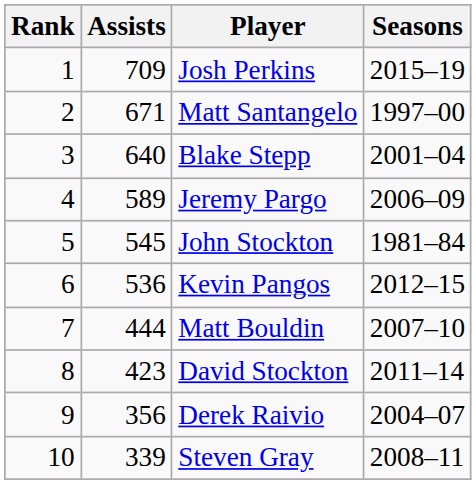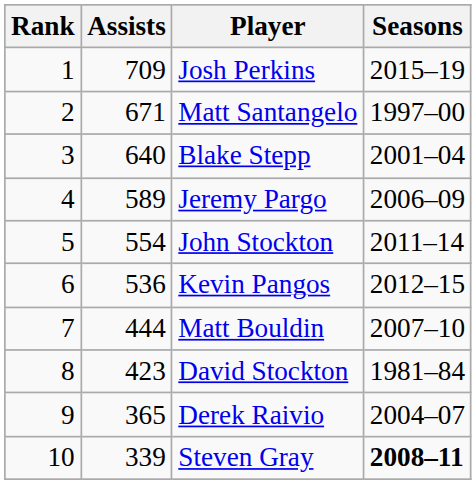(145, 241) 545 -> (145, 241) 554
(417, 241) 1981–84 -> (417, 241) 2011–14
(417, 371) 2011–14 -> (417, 371) 1981–84
(145, 414) 356 -> (145, 414) 365
(417, 457) normal -> (417, 457) bold
